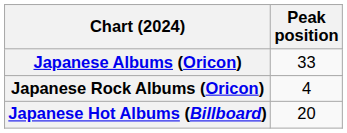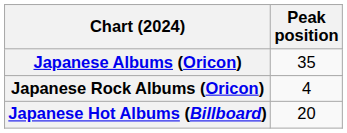(306, 62) 33 -> (306, 62) 35
